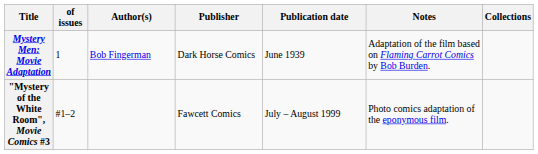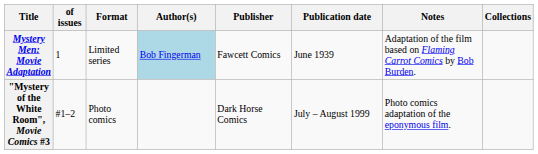+ column: (112, 17)
(120, 55) no background -> (170, 55) lightblue background
(216, 55) Dark Horse Comics -> (249, 55) Fawcett Comics
(209, 114) Fawcett Comics -> (240, 114) Dark Horse Comics
